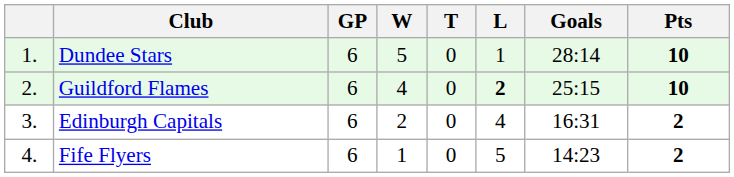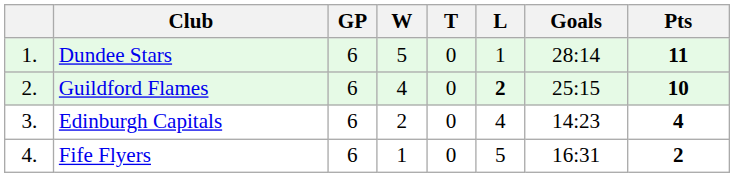(678, 54) 10 -> (678, 54) 11
(576, 121) 16:31 -> (576, 121) 14:23
(678, 121) 2 -> (678, 121) 4
(576, 155) 14:23 -> (576, 155) 16:31
